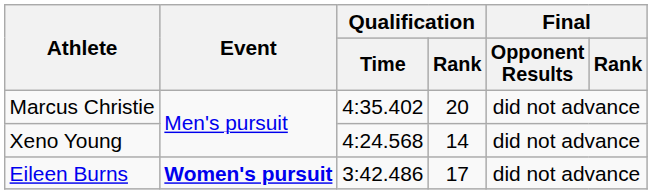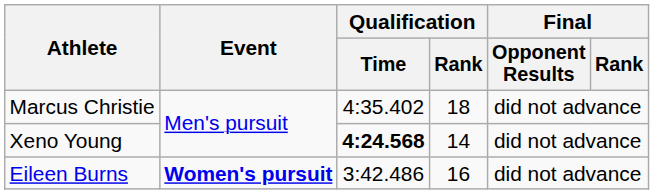(457, 107) 20 -> (458, 107) 18
(383, 140) normal -> (383, 140) bold
(457, 173) 17 -> (458, 173) 16
